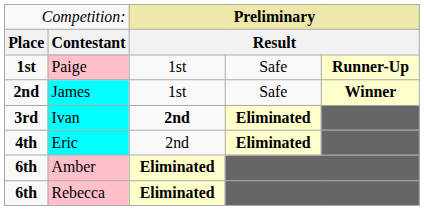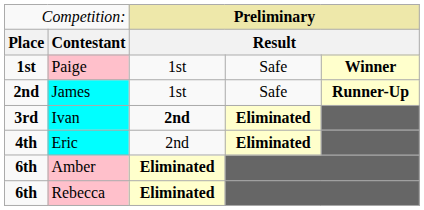(371, 67) Runner-Up -> (371, 67) Winner
(371, 92) Winner -> (371, 92) Runner-Up
